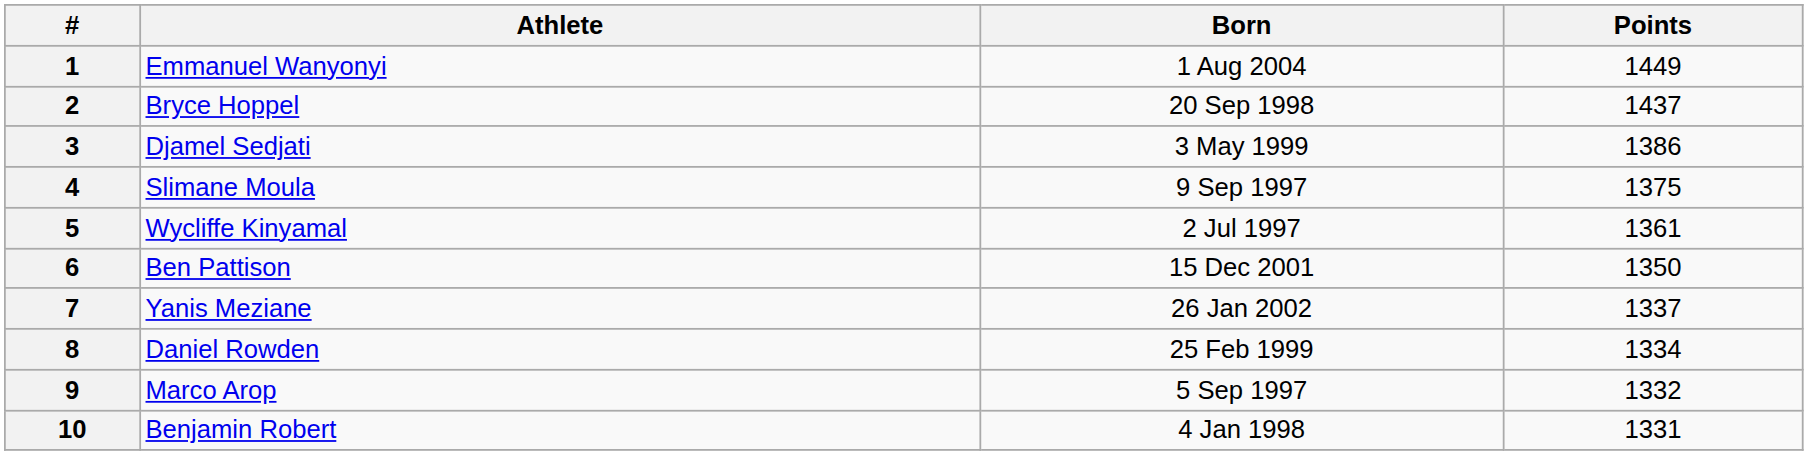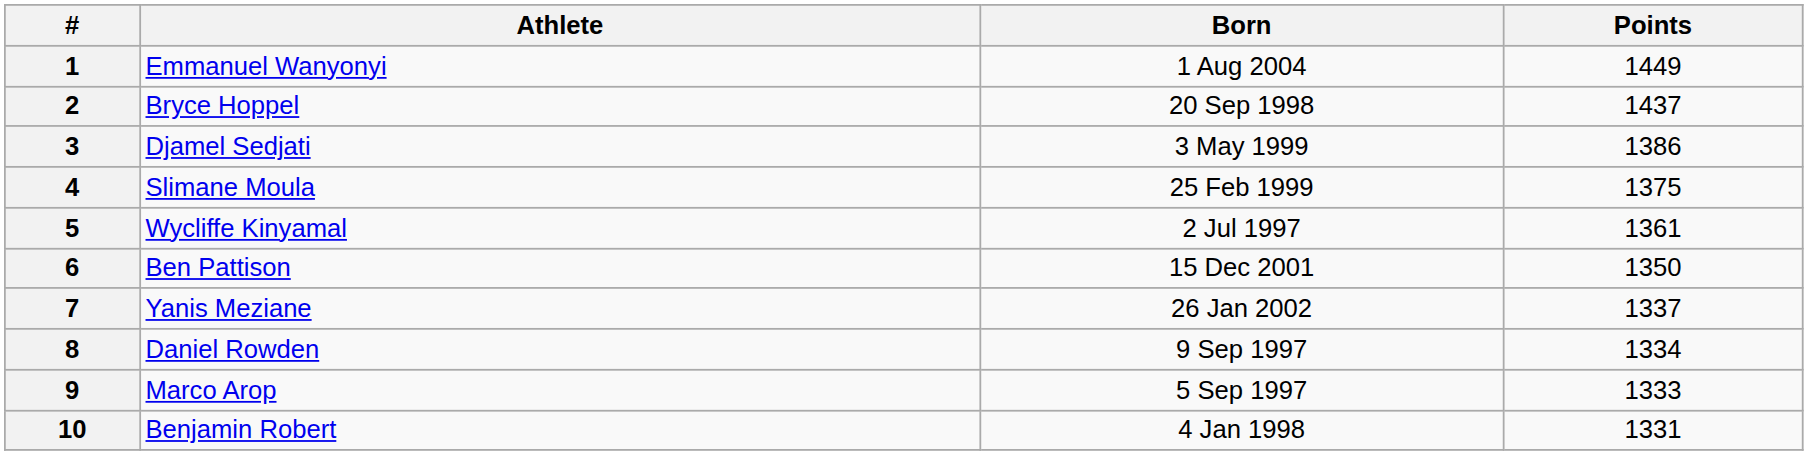(1242, 188) 9 Sep 1997 -> (1242, 188) 25 Feb 1999
(1242, 349) 25 Feb 1999 -> (1242, 349) 9 Sep 1997
(1653, 390) 1332 -> (1653, 390) 1333
